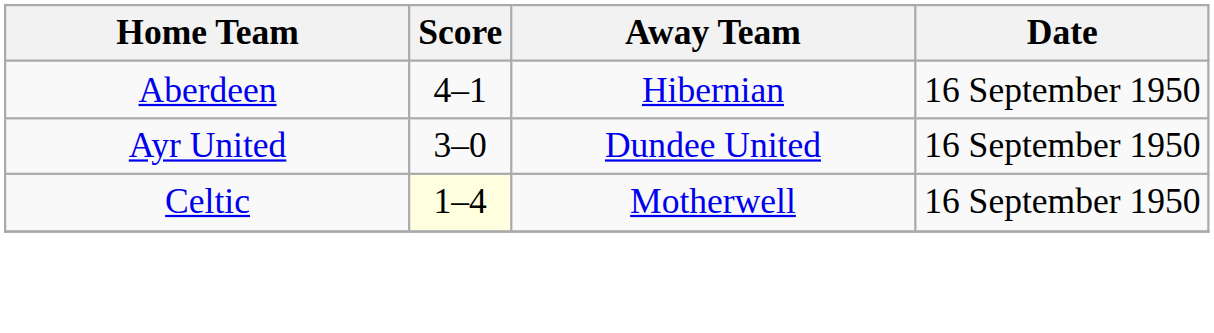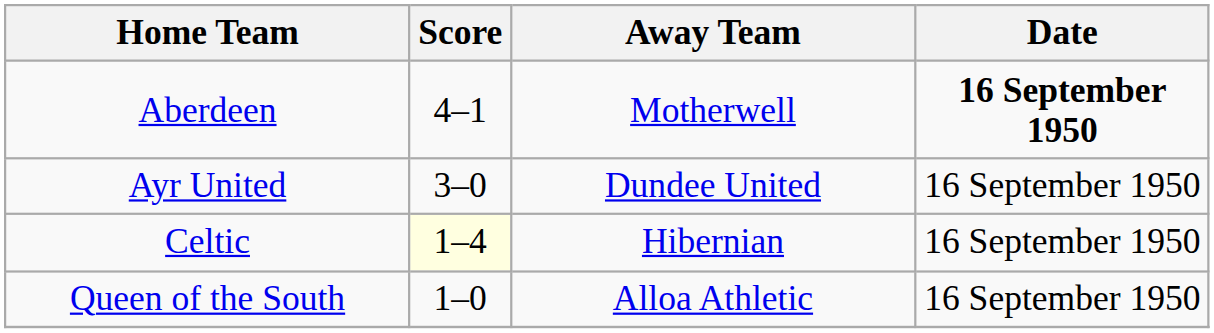(713, 88) Hibernian -> (713, 108) Motherwell
(1062, 88) normal -> (1062, 108) bold
(713, 201) Motherwell -> (713, 241) Hibernian
+ row: (208, 297)
